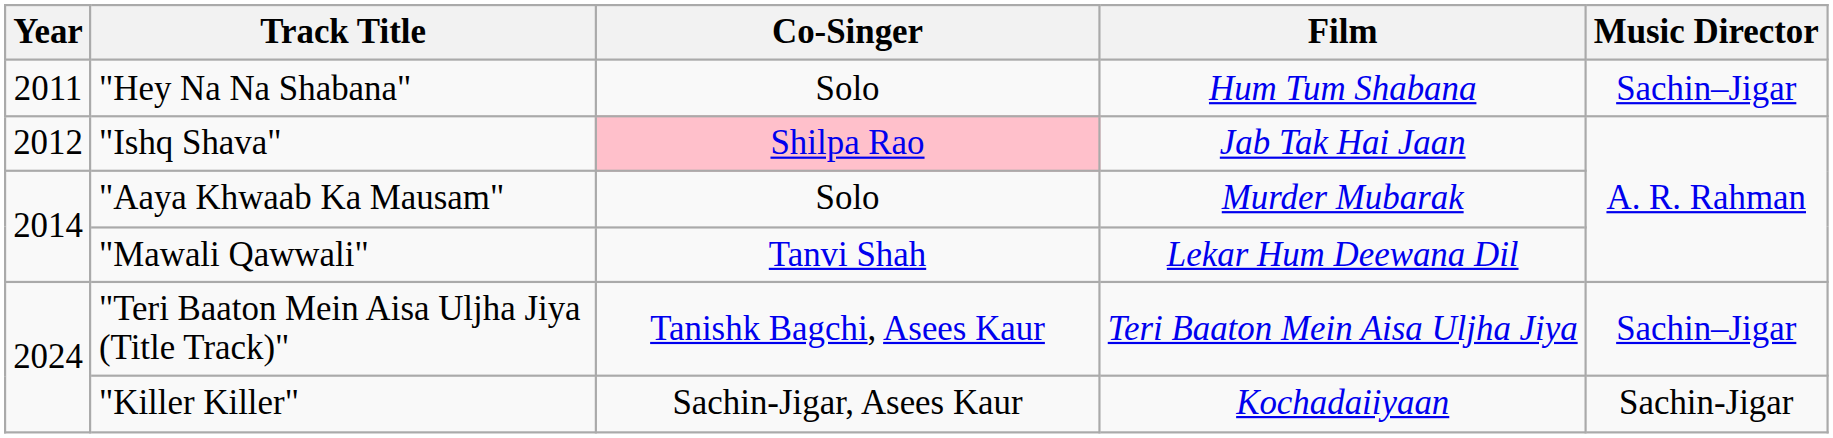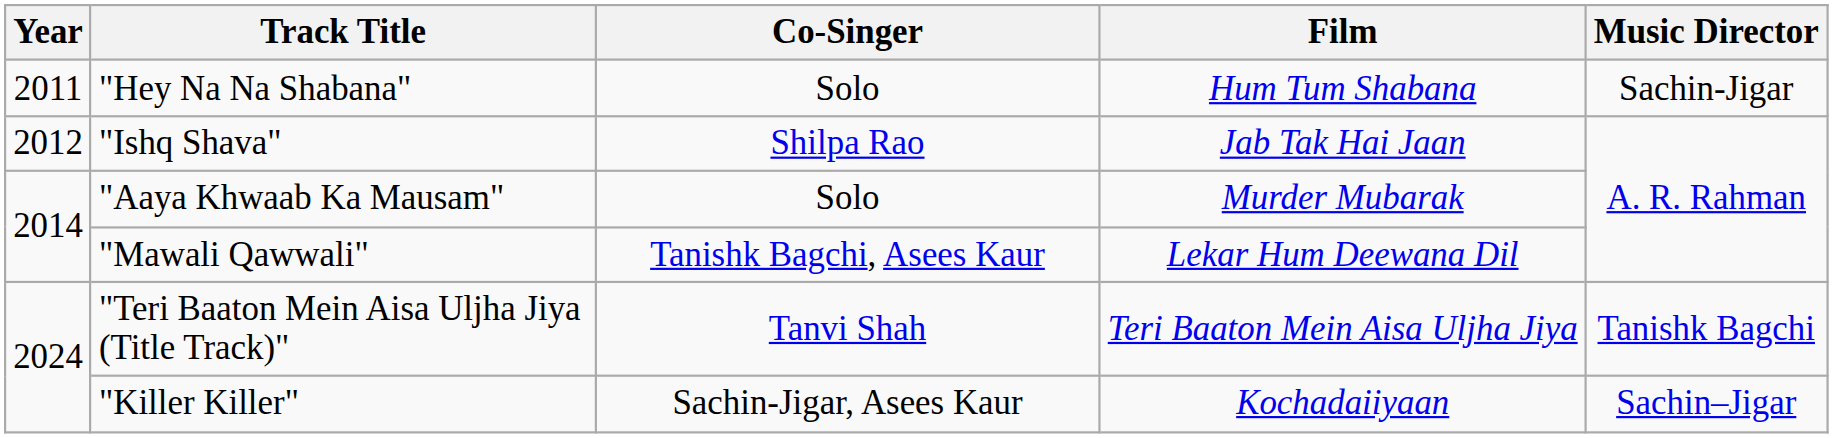(1706, 87) Sachin–Jigar -> (1706, 87) Sachin-Jigar
(848, 142) pink background -> (848, 142) no background
(848, 253) Tanvi Shah -> (848, 253) Tanishk Bagchi, Asees Kaur
(848, 328) Tanishk Bagchi, Asees Kaur -> (848, 328) Tanvi Shah
(1706, 328) Sachin–Jigar -> (1706, 328) Tanishk Bagchi
(1706, 403) Sachin-Jigar -> (1706, 403) Sachin–Jigar
